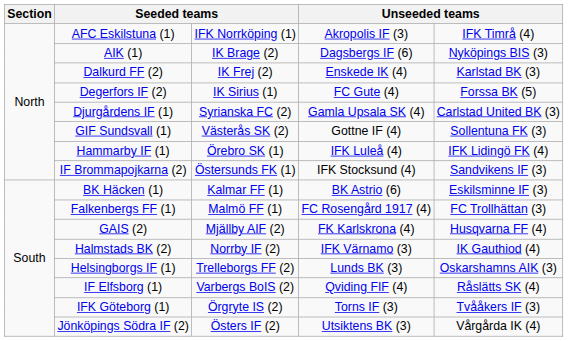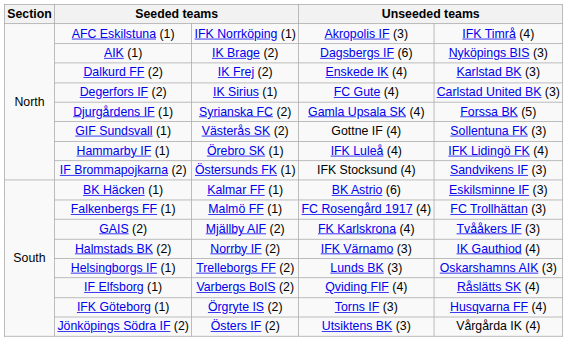(498, 92) Forssa BK (5) -> (498, 92) Carlstad United BK (3)
(498, 111) Carlstad United BK (3) -> (498, 111) Forssa BK (5)
(498, 229) Husqvarna FF (4) -> (498, 229) Tvååkers IF (3)
(498, 307) Tvååkers IF (3) -> (498, 307) Husqvarna FF (4)
